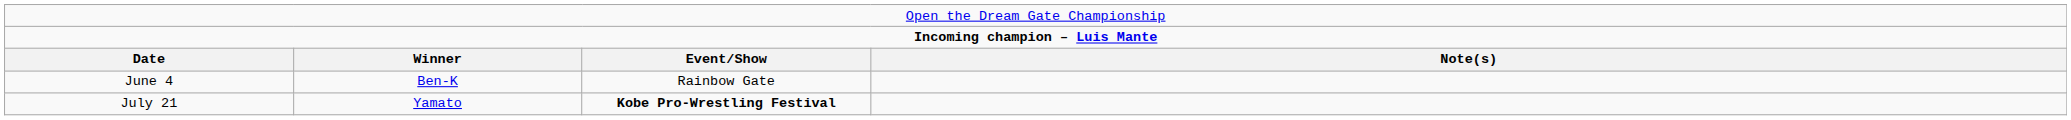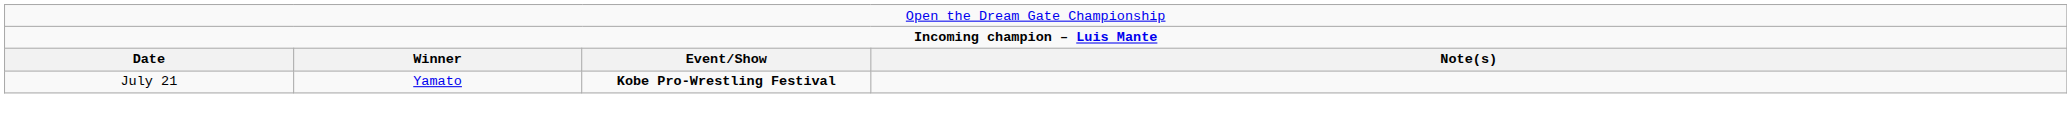- row: (149, 82)
